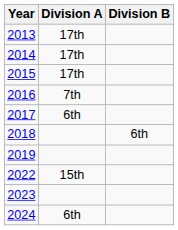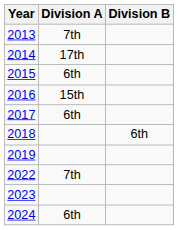(72, 34) 17th -> (72, 34) 7th
(72, 74) 17th -> (72, 74) 6th
(72, 94) 7th -> (72, 94) 15th
(72, 174) 15th -> (72, 174) 7th
